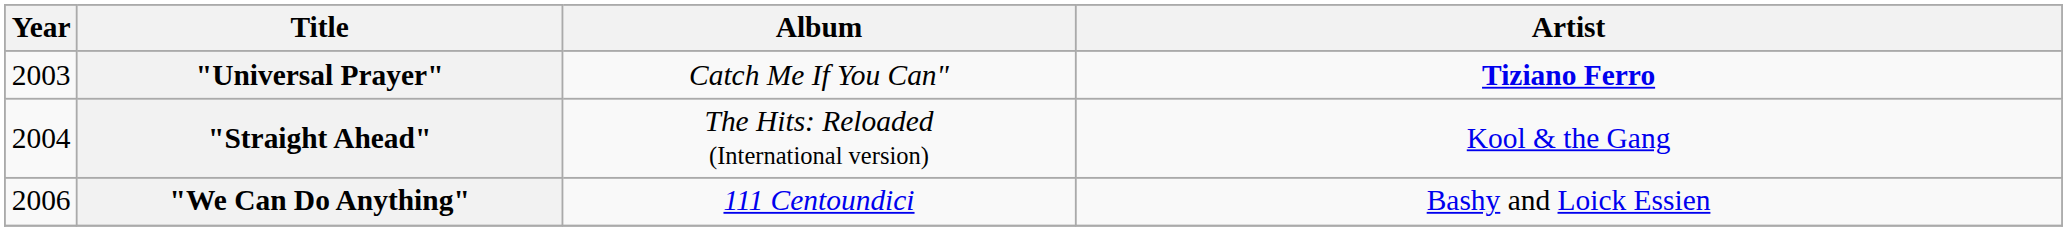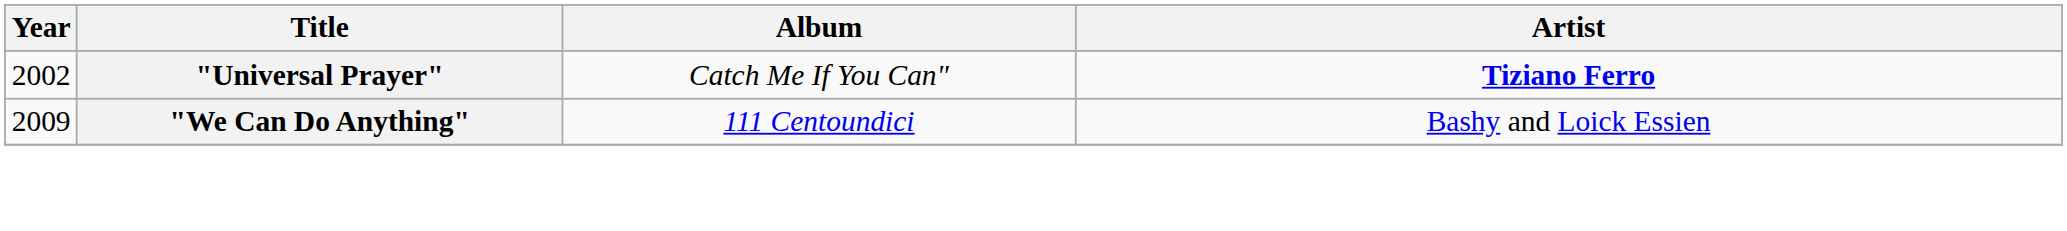(41, 74) 2003 -> (41, 74) 2002
- row: (320, 137)
(41, 201) 2006 -> (41, 121) 2009
